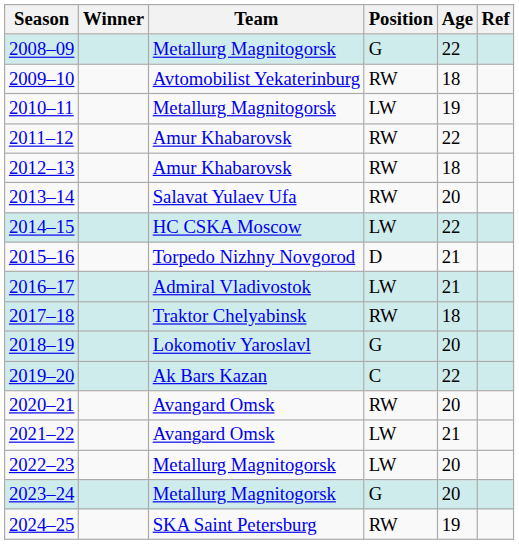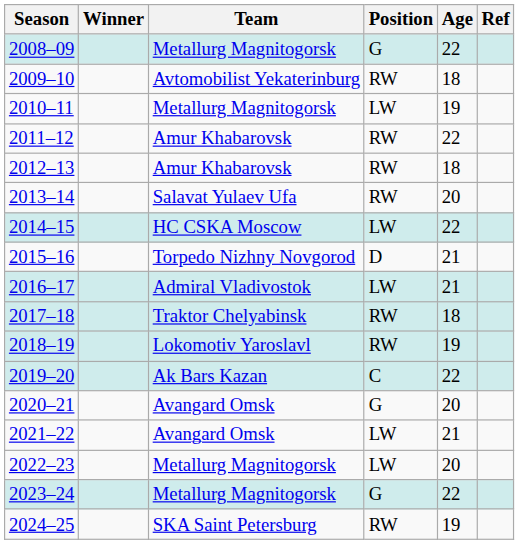(375, 345) G -> (383, 345) RW
(451, 345) 20 -> (451, 345) 19
(383, 405) RW -> (375, 405) G
(451, 494) 20 -> (451, 494) 22
